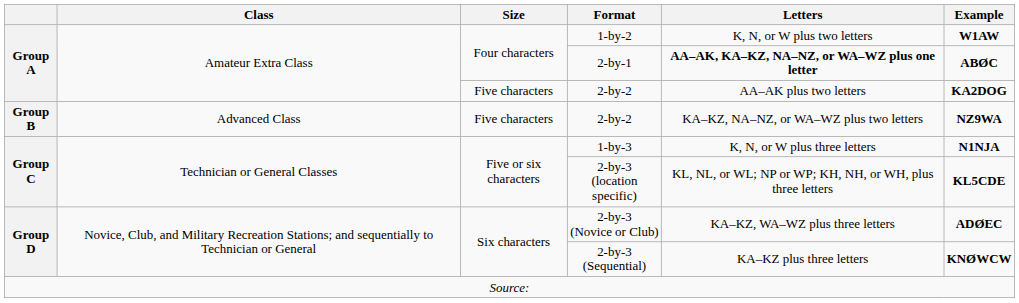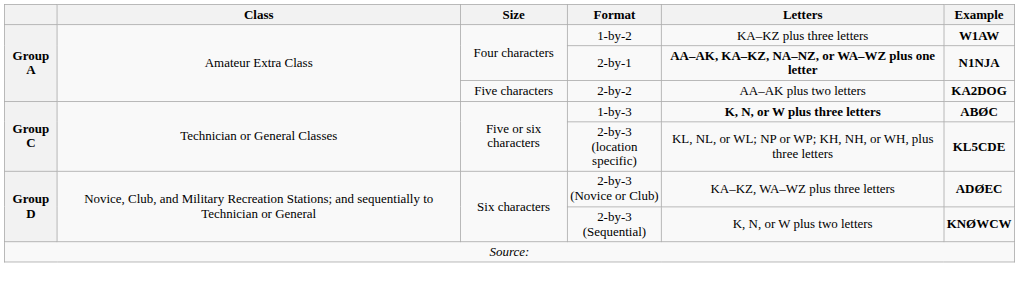(803, 35) K, N, or W plus two letters -> (803, 35) KA–KZ plus three letters
(979, 63) ABØC -> (979, 63) N1NJA
- row: (31, 118)
(803, 146) normal -> (803, 111) bold
(979, 146) N1NJA -> (979, 111) ABØC
(803, 259) KA–KZ plus three letters -> (803, 224) K, N, or W plus two letters
